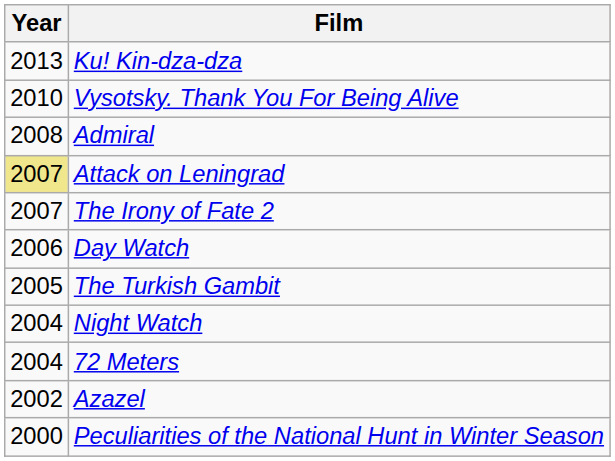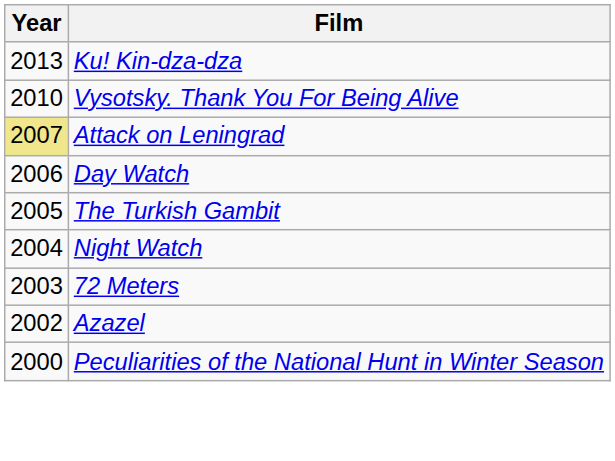- row: (114, 135)
- row: (174, 211)
(37, 361) 2004 -> (37, 286) 2003
